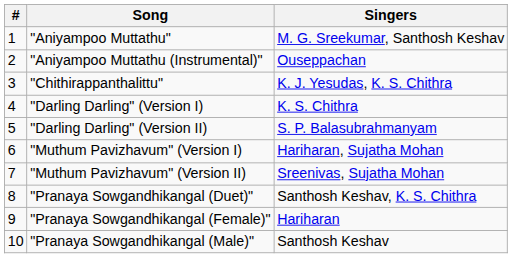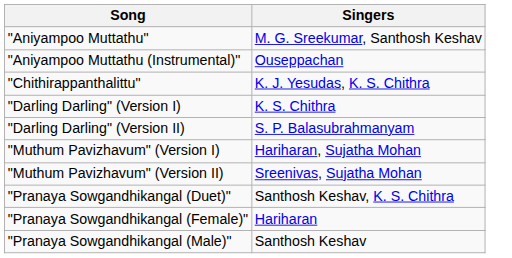- column: (16, 15)
